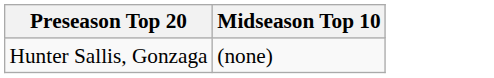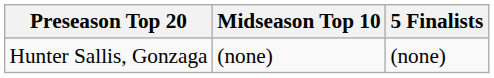+ column: (437, 21)
